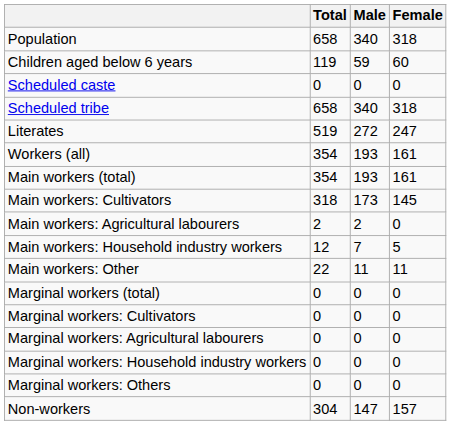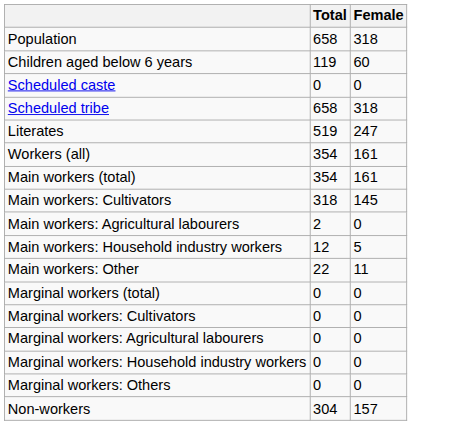- column: (370, 16)
